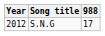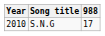(16, 24) 2012 -> (16, 24) 2010
